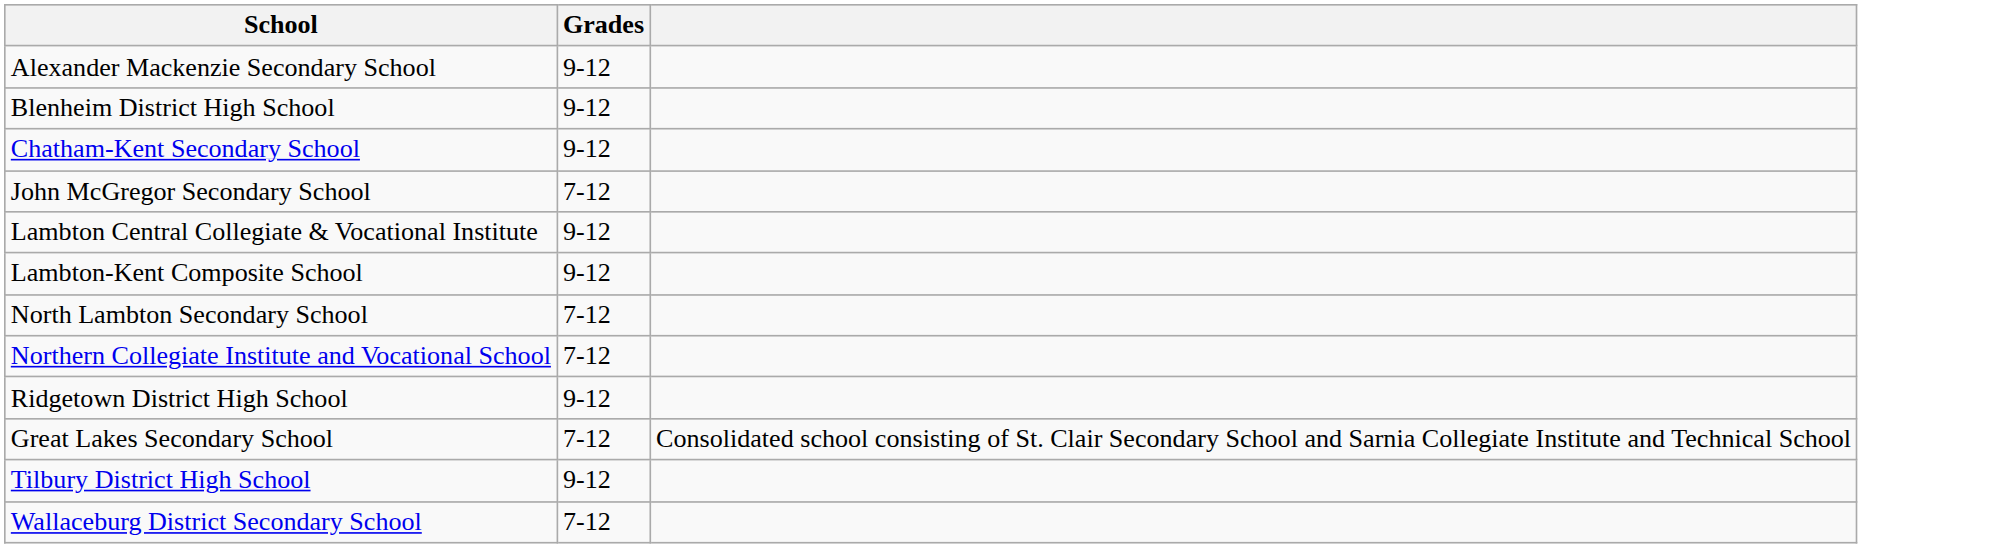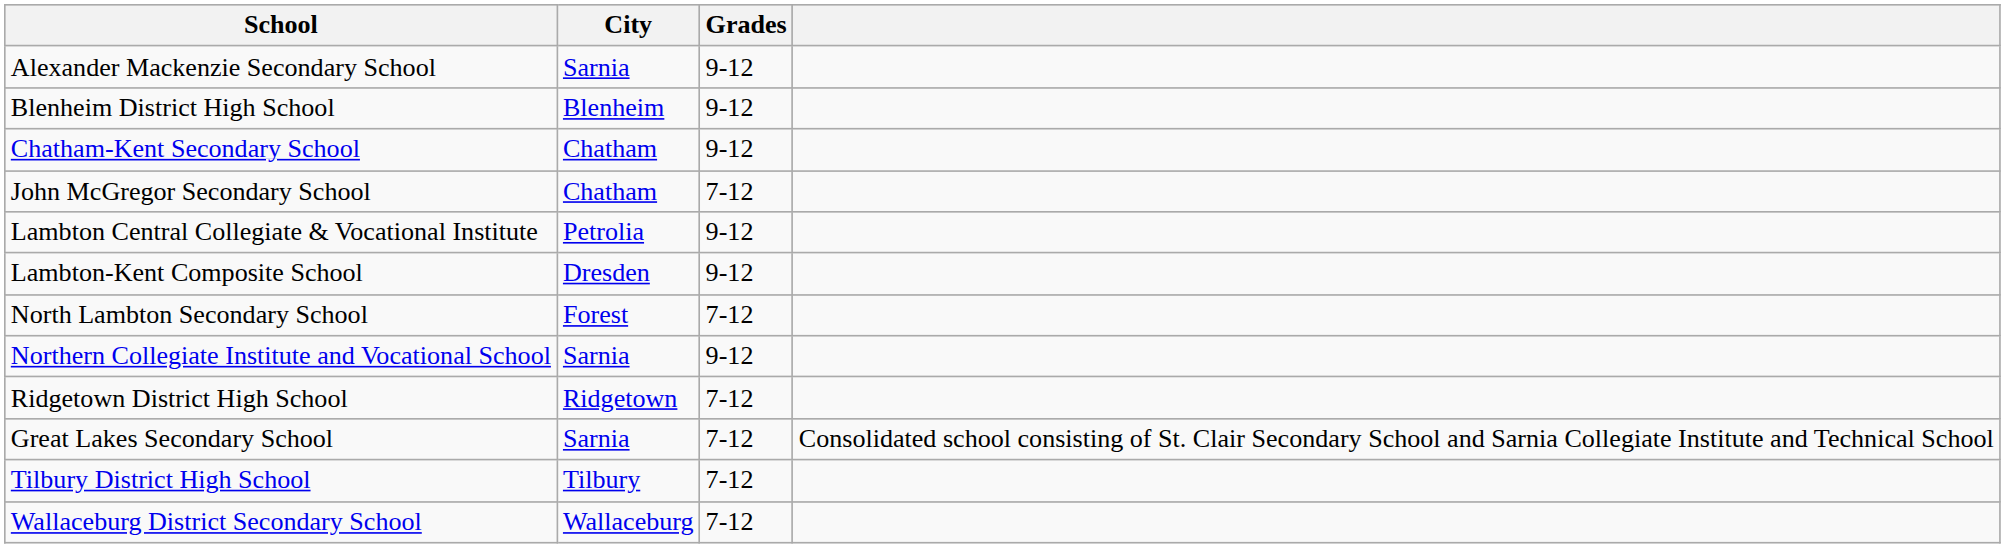+ column: (628, 25)
(587, 356) 7-12 -> (730, 356) 9-12
(587, 397) 9-12 -> (730, 397) 7-12
(587, 480) 9-12 -> (730, 480) 7-12
